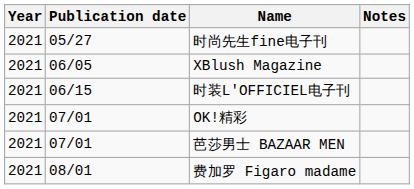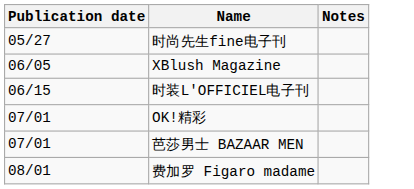- column: (25, 16)
